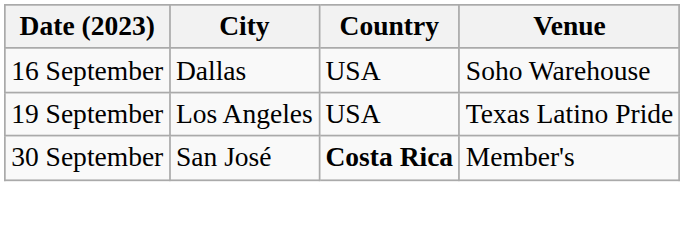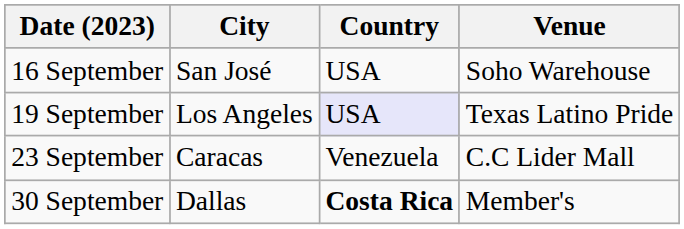(211, 69) Dallas -> (224, 69) San José
(353, 113) no background -> (353, 113) lavender background
+ row: (87, 157)
(224, 157) San José -> (211, 200) Dallas
